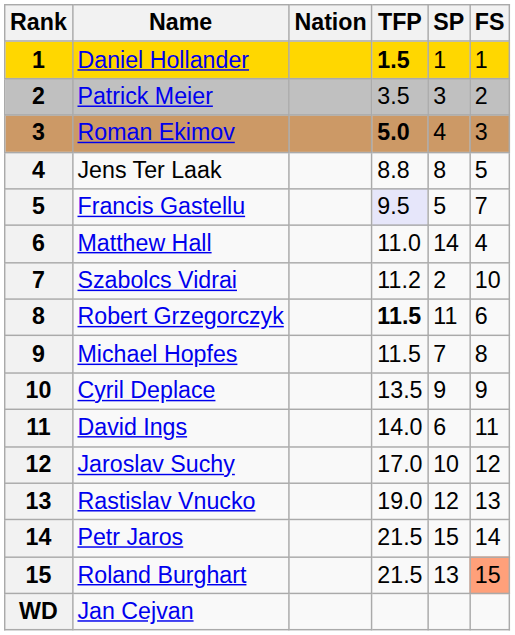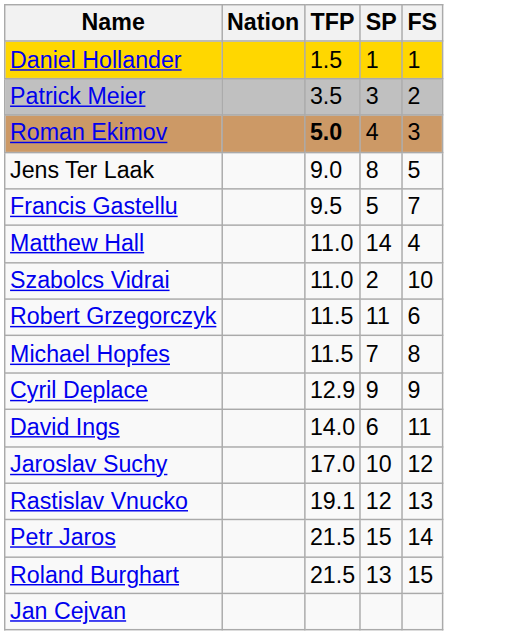- column: (38, 22)
(393, 59) bold -> (326, 59) normal
(393, 170) 8.8 -> (326, 170) 9.0
(393, 206) lavender background -> (326, 206) no background
(399, 280) 11.2 -> (332, 280) 11.0
(399, 317) bold -> (332, 317) normal
(400, 390) 13.5 -> (333, 390) 12.9
(400, 501) 19.0 -> (333, 501) 19.1
(488, 574) lightsalmon background -> (420, 574) no background
